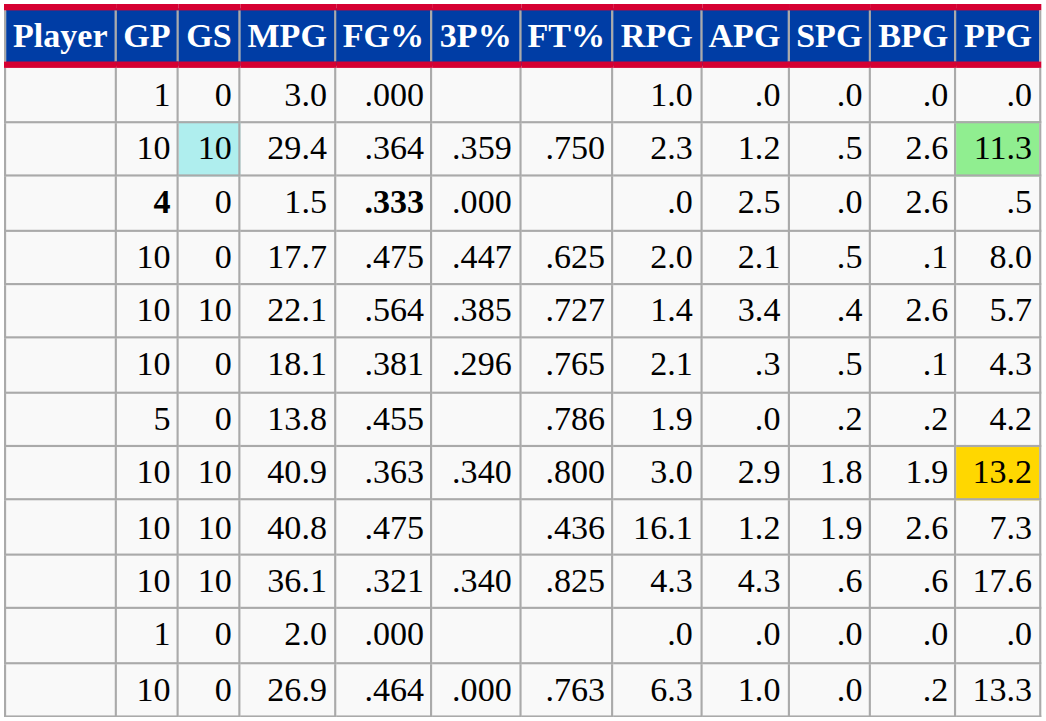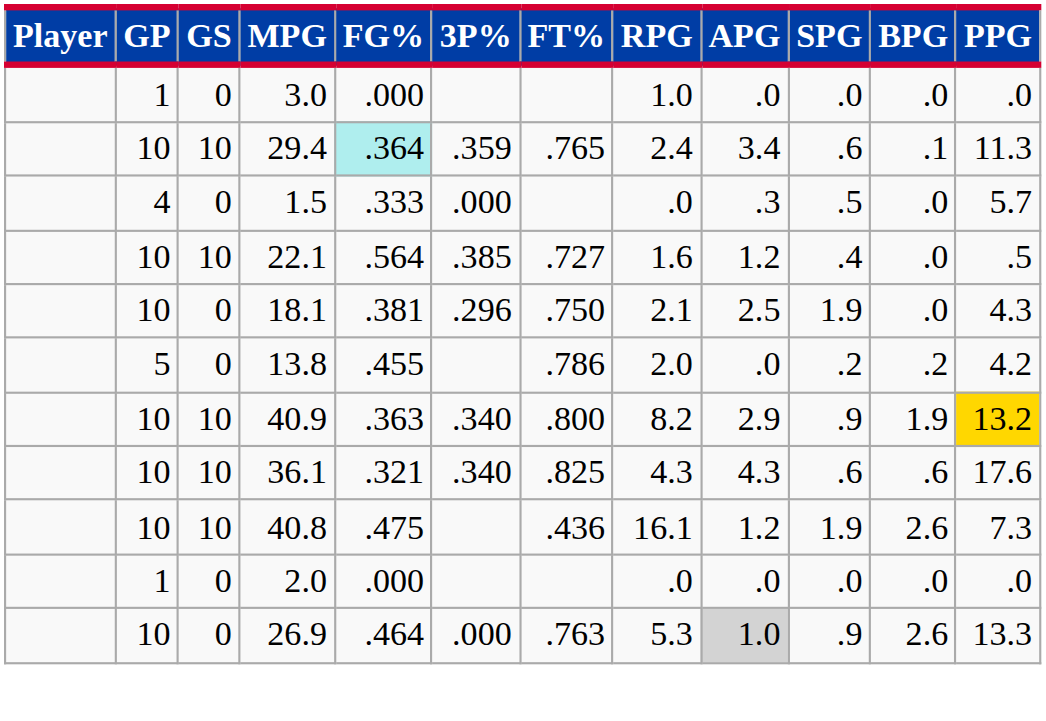(215, 148) paleturquoise background -> (215, 148) no background
(394, 148) no background -> (394, 148) paleturquoise background
(575, 148) .750 -> (575, 148) .765
(671, 148) 2.3 -> (671, 148) 2.4
(759, 148) 1.2 -> (759, 148) 3.4
(850, 148) .5 -> (850, 148) .6
(927, 148) 2.6 -> (935, 148) .1
(1003, 148) lightgreen background -> (1003, 148) no background
(162, 202) bold -> (162, 202) normal
(394, 202) bold -> (394, 202) normal
(759, 202) 2.5 -> (768, 202) .3
(850, 202) .0 -> (850, 202) .5
(927, 202) 2.6 -> (935, 202) .0
(1019, 202) .5 -> (1011, 202) 5.7
- row: (297, 256)
(671, 310) 1.4 -> (671, 256) 1.6
(759, 310) 3.4 -> (759, 256) 1.2
(927, 310) 2.6 -> (935, 256) .0
(1011, 310) 5.7 -> (1019, 256) .5
(575, 364) .765 -> (575, 310) .750
(768, 364) .3 -> (759, 310) 2.5
(850, 364) .5 -> (841, 310) 1.9
(935, 364) .1 -> (935, 310) .0
(671, 418) 1.9 -> (671, 364) 2.0
(671, 472) 3.0 -> (671, 418) 8.2
(841, 472) 1.8 -> (850, 418) .9
rows swapped: (297, 580) <-> (297, 526)
(671, 688) 6.3 -> (671, 634) 5.3
(759, 688) no background -> (759, 634) lightgrey background
(850, 688) .0 -> (850, 634) .9
(935, 688) .2 -> (927, 634) 2.6
